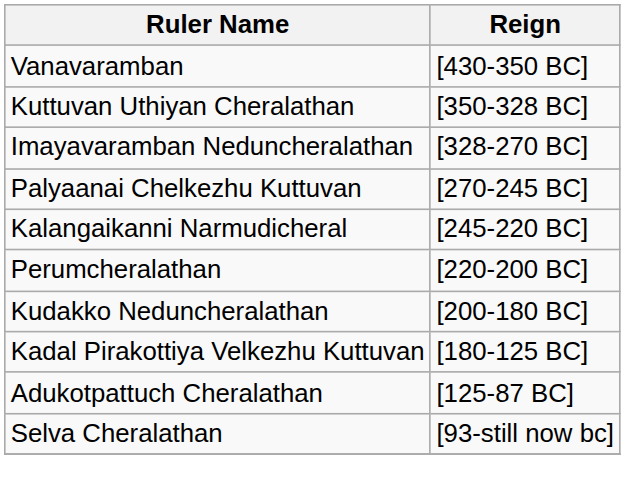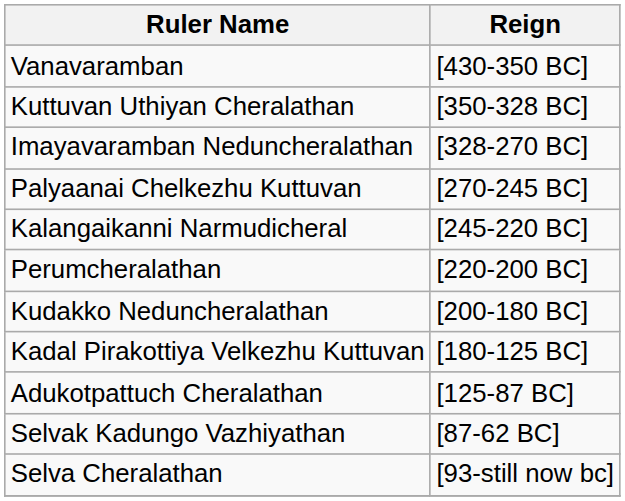+ row: (178, 433)
